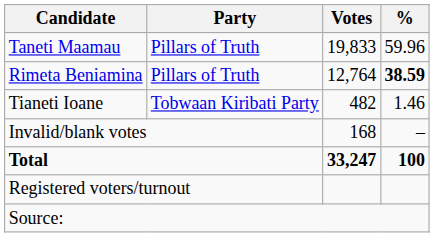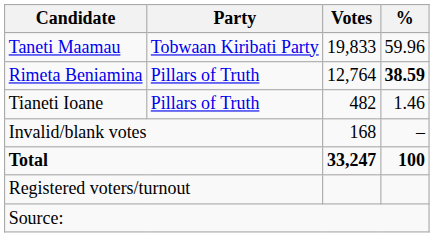(205, 47) Pillars of Truth -> (235, 47) Tobwaan Kiribati Party
(235, 103) Tobwaan Kiribati Party -> (205, 103) Pillars of Truth
